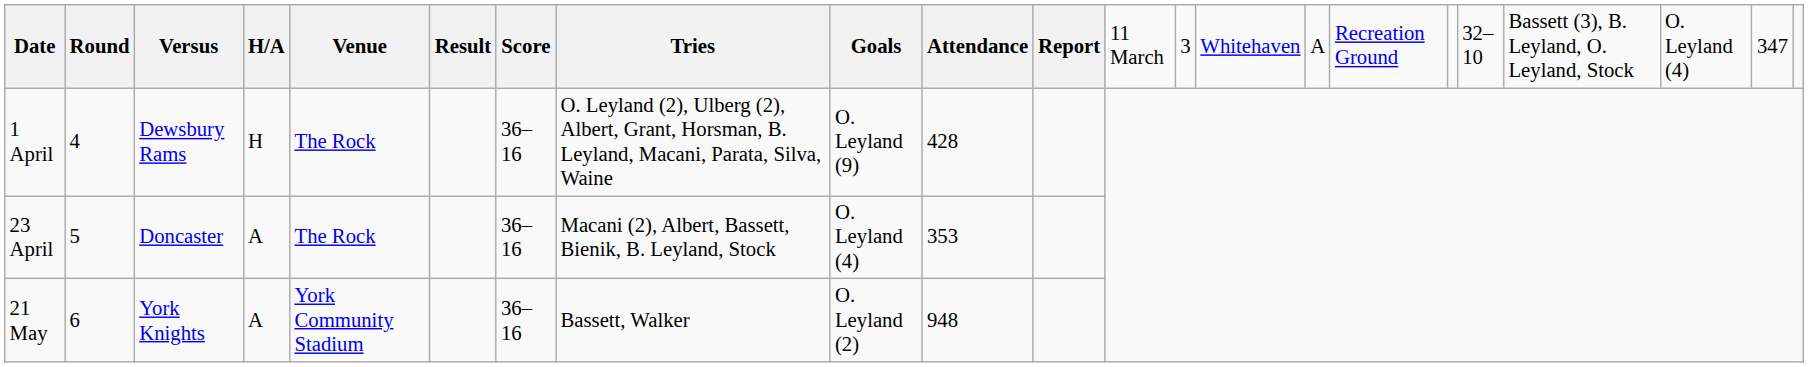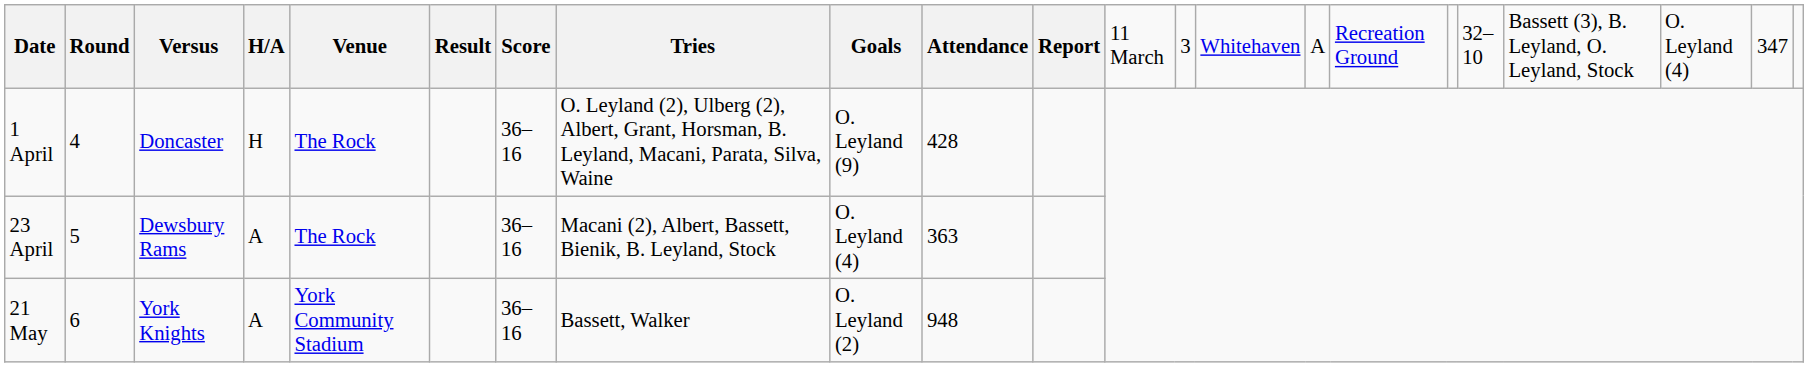(182, 141) Dewsbury Rams -> (181, 141) Doncaster
(181, 237) Doncaster -> (182, 237) Dewsbury Rams
(942, 237) 353 -> (942, 237) 363
